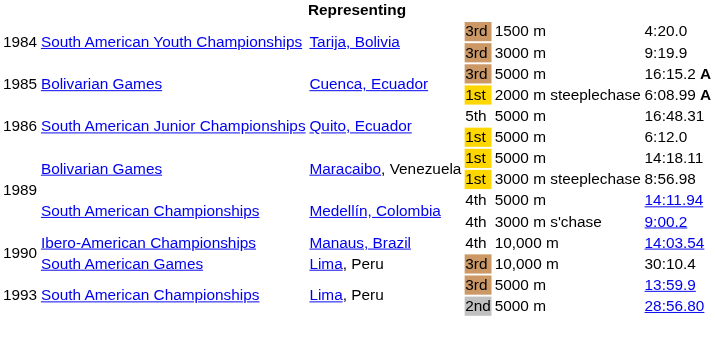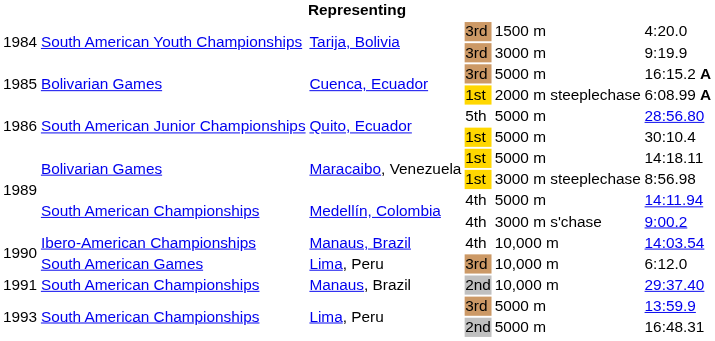(674, 116) 16:48.31 -> (674, 116) 28:56.80
(666, 137) 6:12.0 -> (670, 137) 30:10.4
(670, 263) 30:10.4 -> (666, 263) 6:12.0
+ row: (20, 285)
(674, 306) 28:56.80 -> (674, 327) 16:48.31
